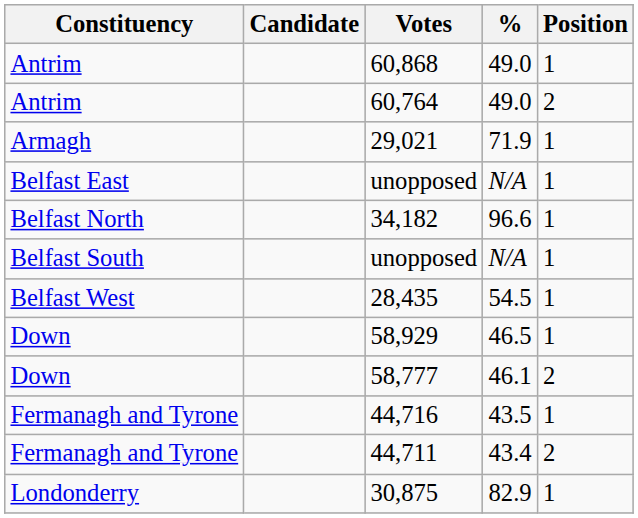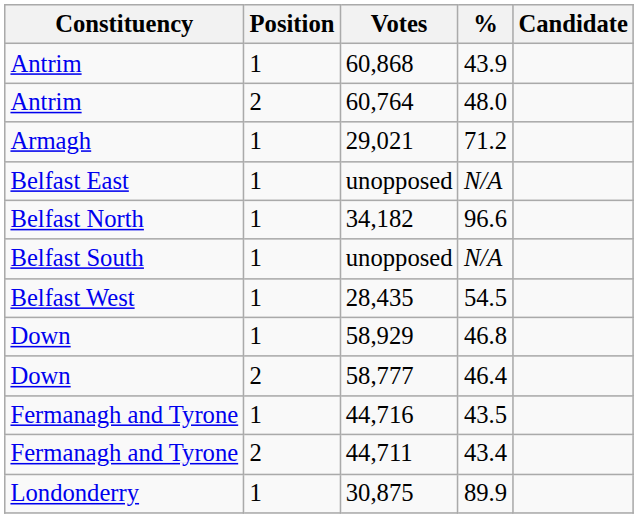columns swapped: (304, 24) <-> (585, 24)
(510, 63) 49.0 -> (485, 63) 43.9
(510, 102) 49.0 -> (485, 102) 48.0
(510, 141) 71.9 -> (485, 141) 71.2
(510, 336) 46.5 -> (485, 336) 46.8
(510, 375) 46.1 -> (485, 375) 46.4
(510, 492) 82.9 -> (485, 492) 89.9
